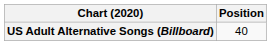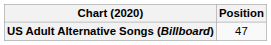(241, 31) 40 -> (241, 31) 47
